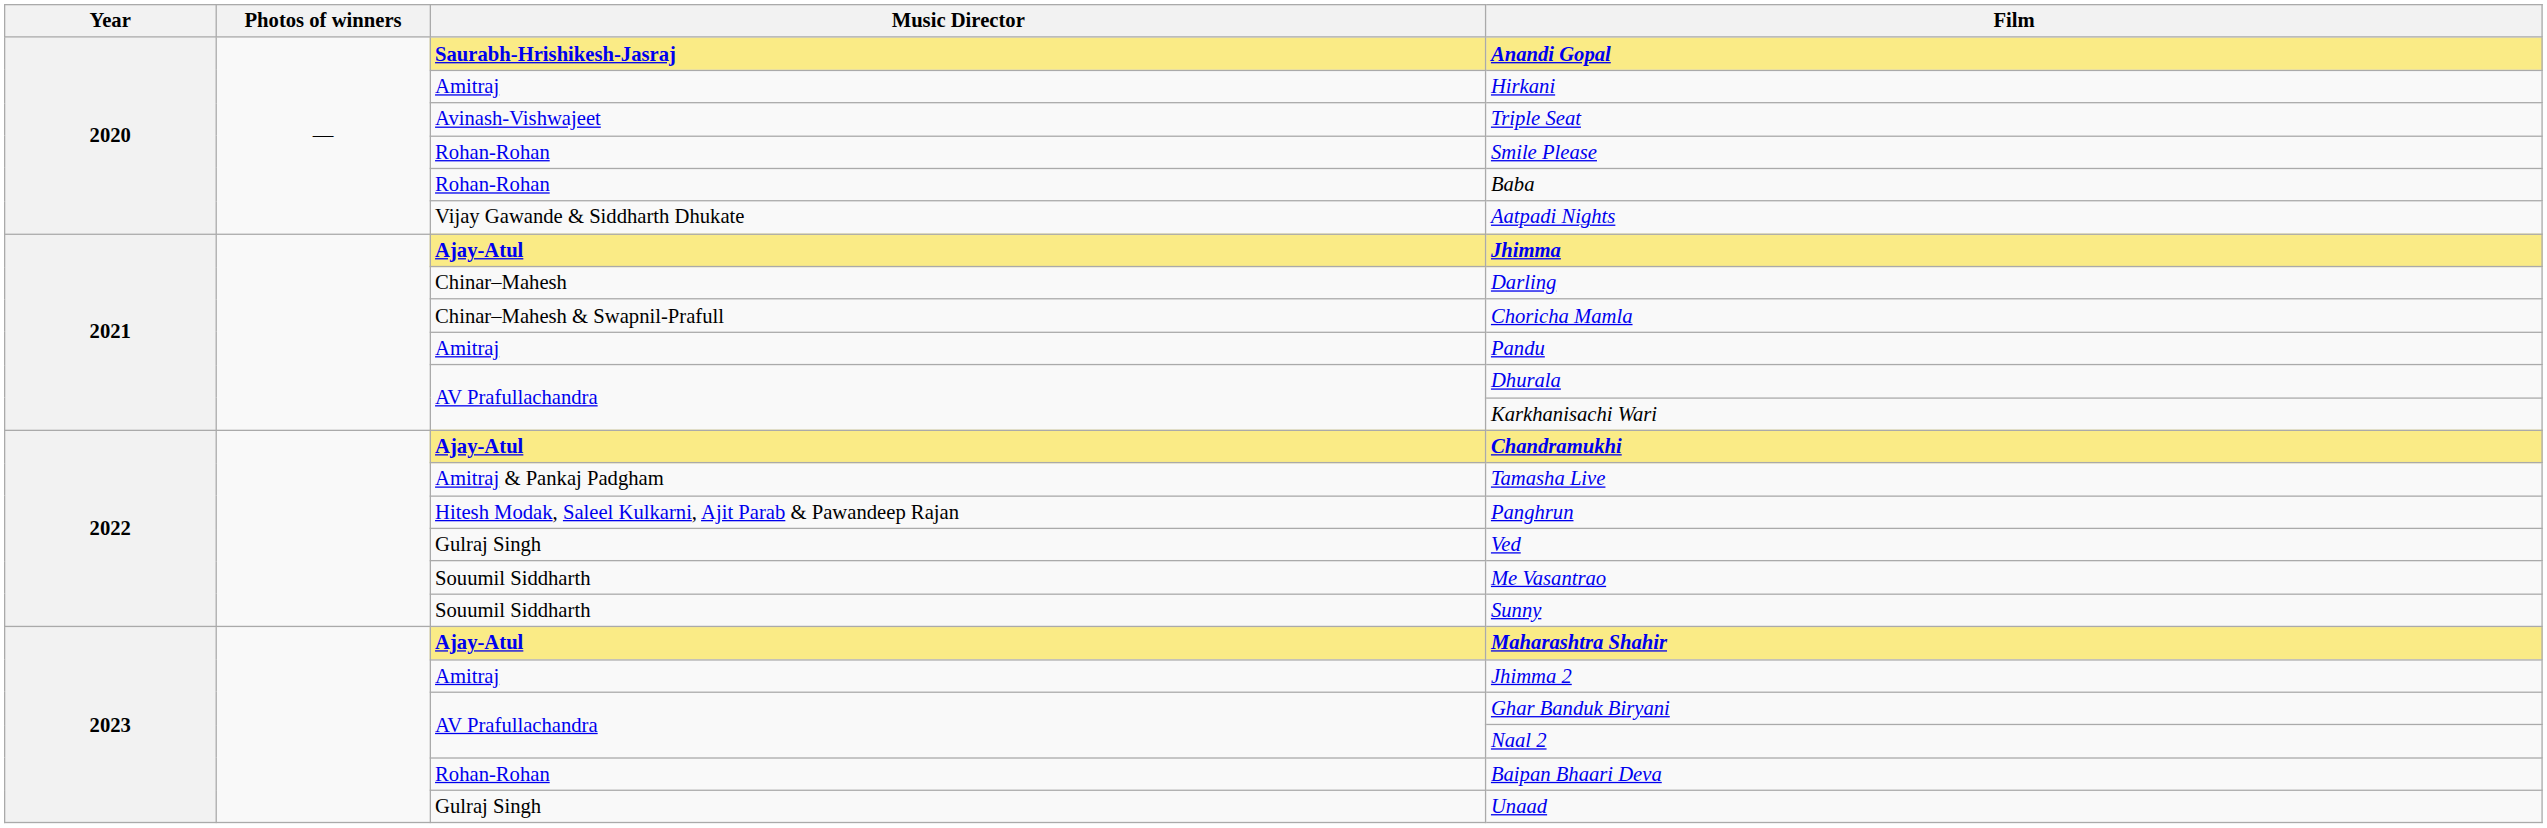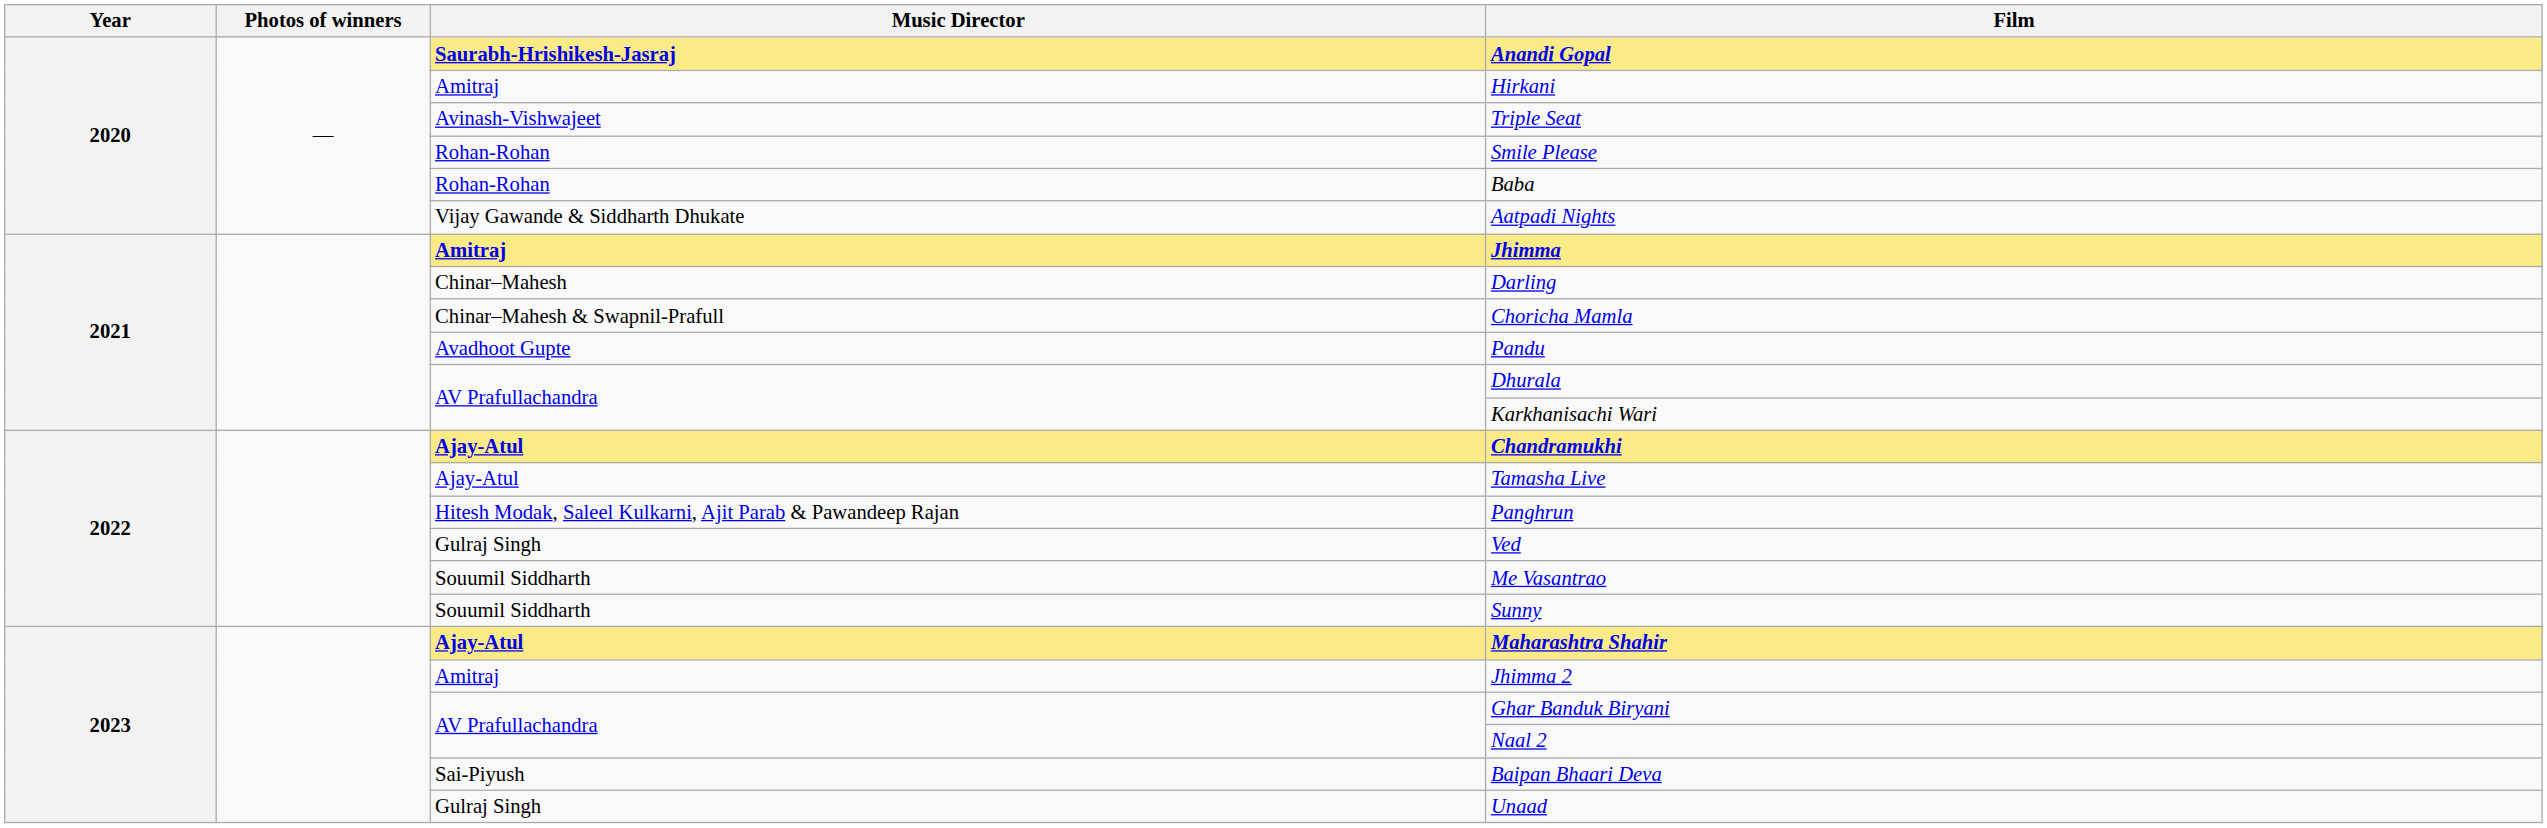(479, 250) Ajay-Atul -> (471, 250) Amitraj
(467, 348) Amitraj -> (503, 348) Avadhoot Gupte
(549, 479) Amitraj & Pankaj Padgham -> (477, 479) Ajay-Atul
(492, 773) Rohan-Rohan -> (480, 773) Sai-Piyush
